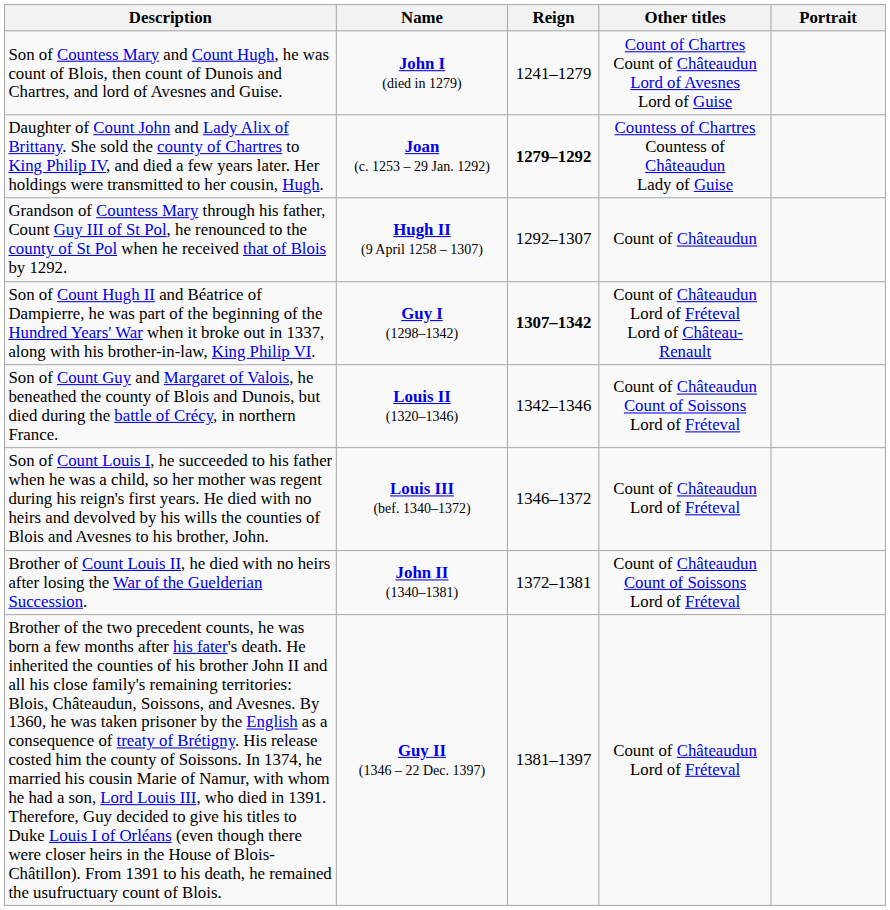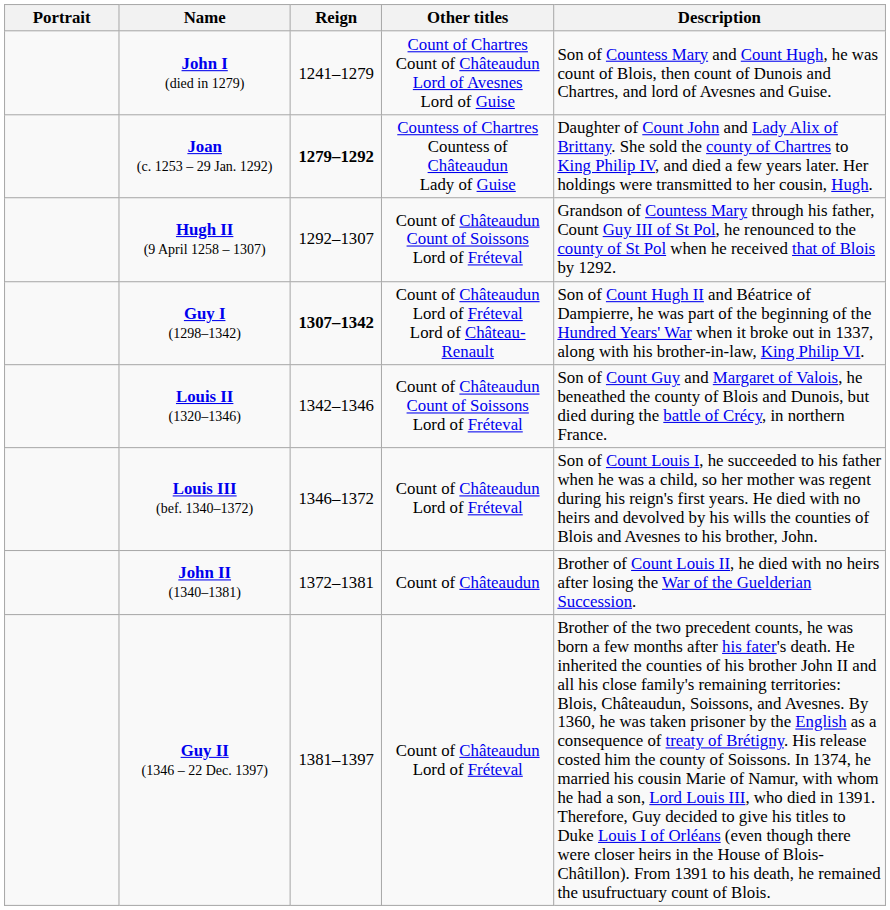columns swapped: (828, 17) <-> (170, 17)
(685, 239) Count of Châteaudun -> (468, 239) Count of Châteaudun Count of Soissons Lord of Fréteval
(685, 582) Count of Châteaudun Count of Soissons Lord of Fréteval -> (468, 582) Count of Châteaudun
